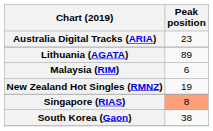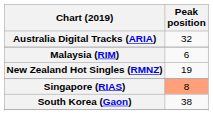(186, 39) 23 -> (186, 39) 32
- row: (85, 54)
